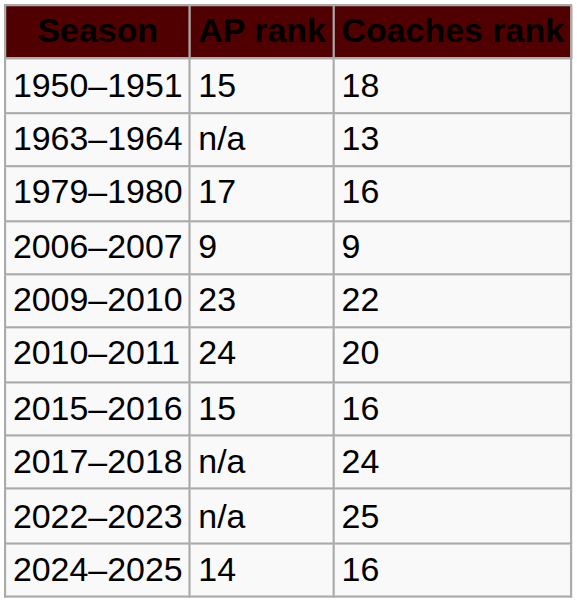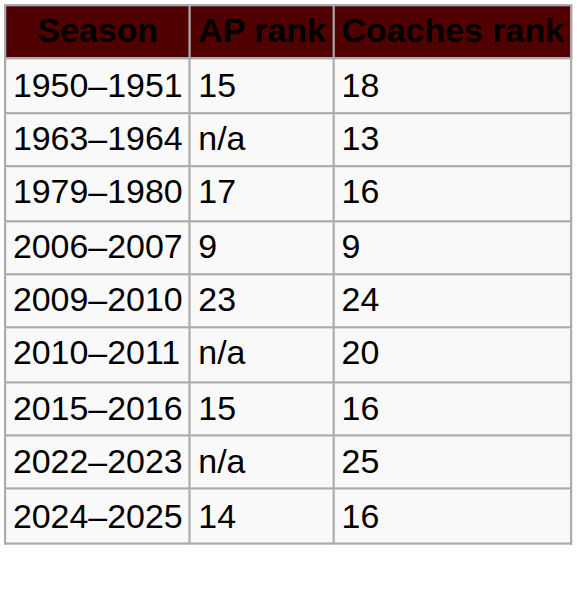(360, 300) 22 -> (360, 300) 24
(217, 354) 24 -> (222, 354) n/a
- row: (98, 461)
